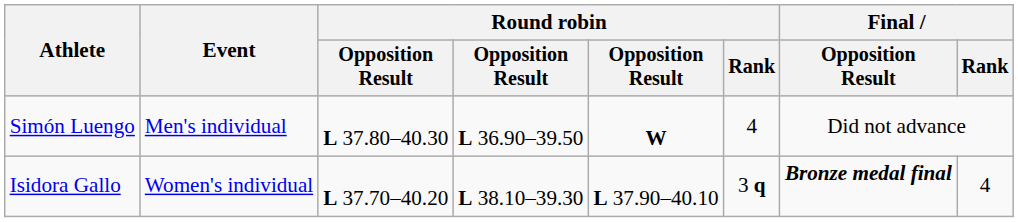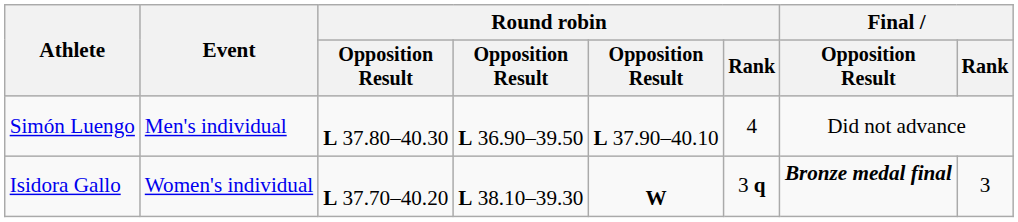(656, 138) W -> (656, 138) L 37.90–40.10
(656, 198) L 37.90–40.10 -> (656, 198) W
(985, 186) 4 -> (985, 186) 3
